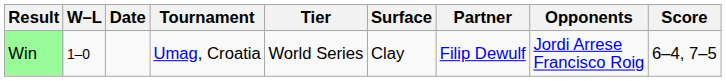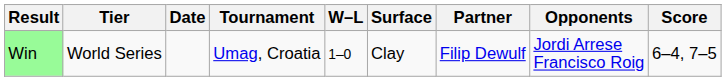columns swapped: (84, 17) <-> (316, 17)
